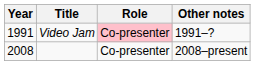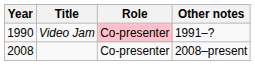(20, 33) 1991 -> (20, 33) 1990
